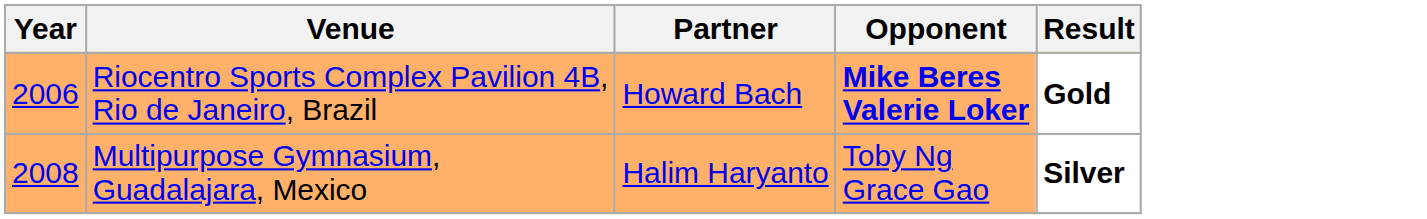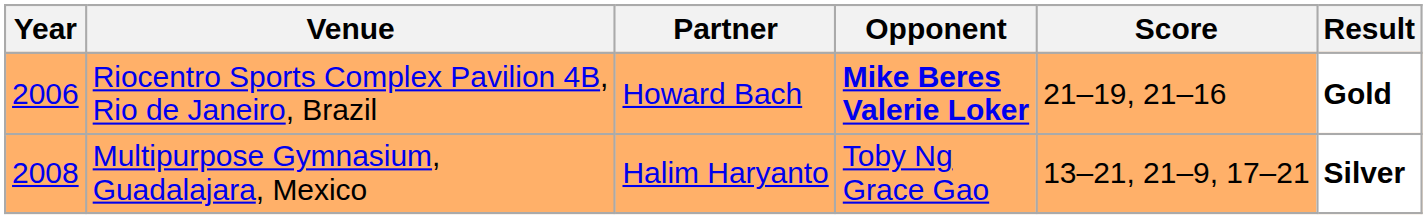+ column: (1176, 29)
